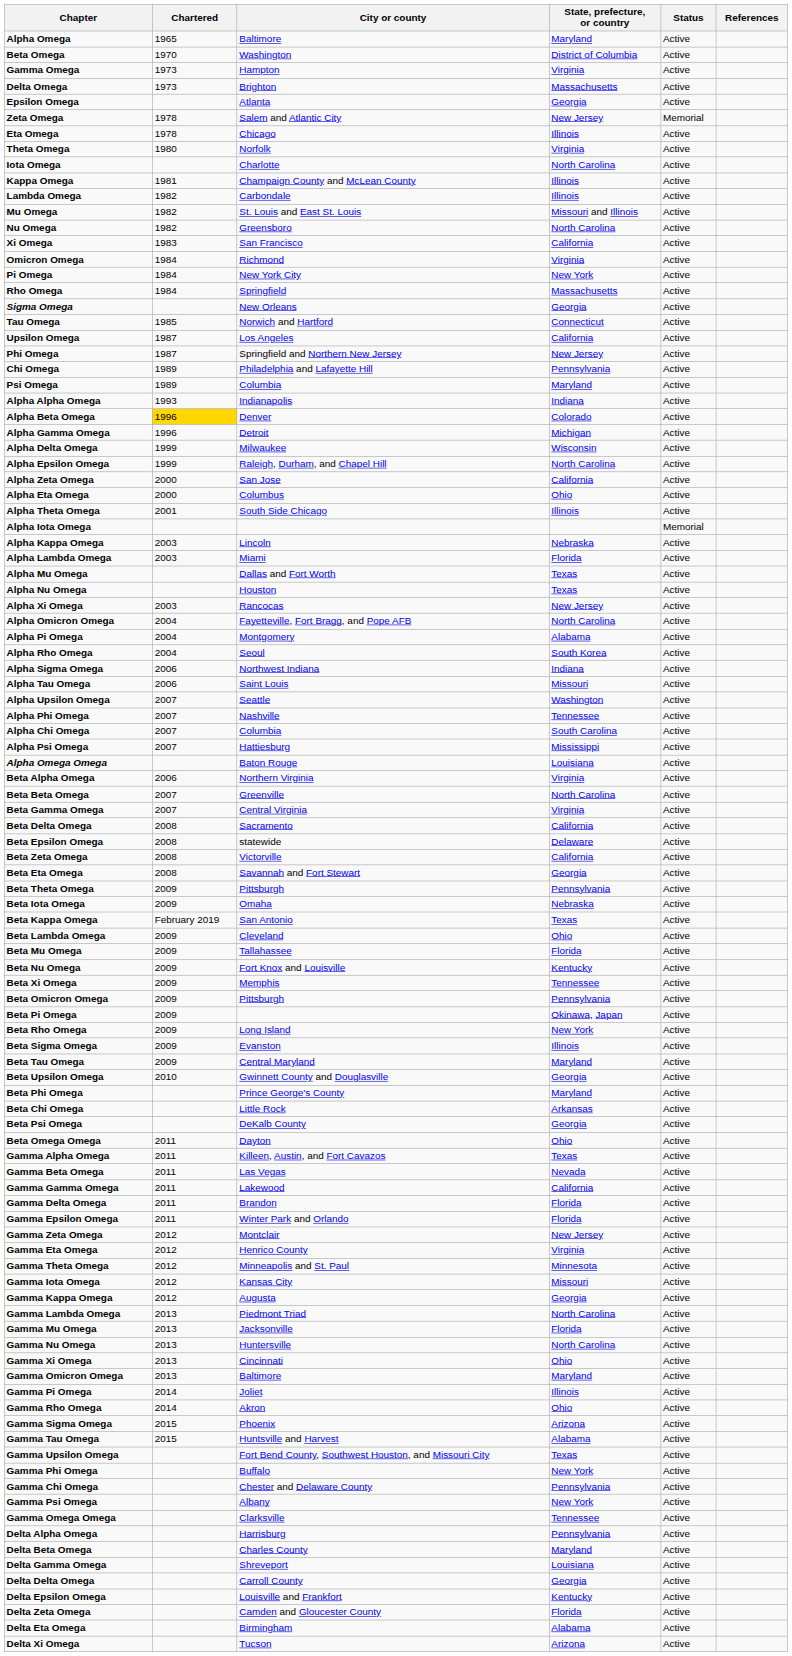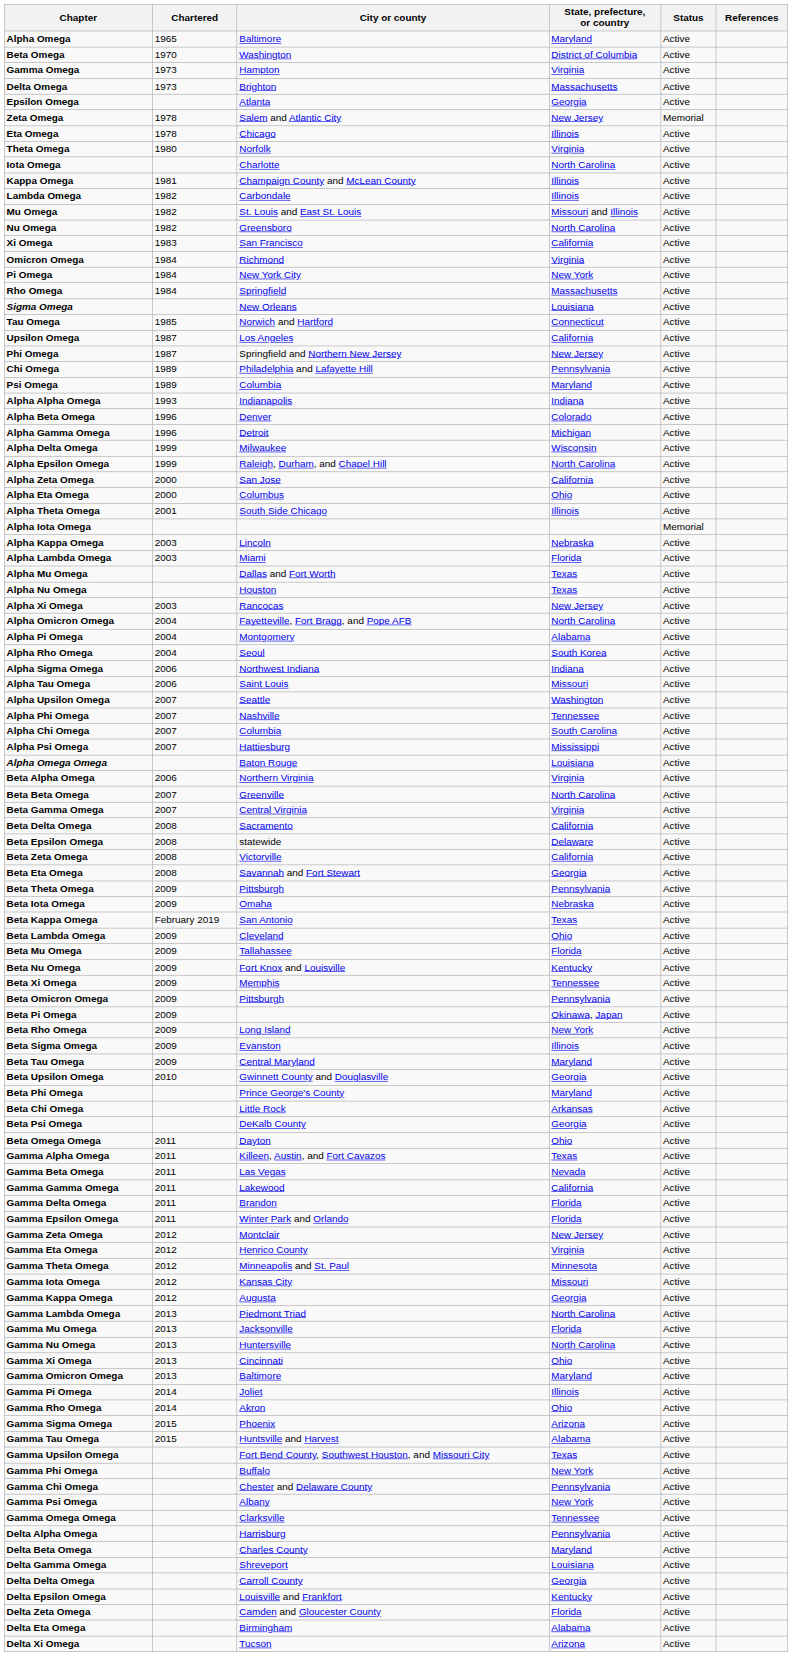(569, 306) Georgia -> (573, 306) Louisiana
(166, 416) gold background -> (166, 416) no background
